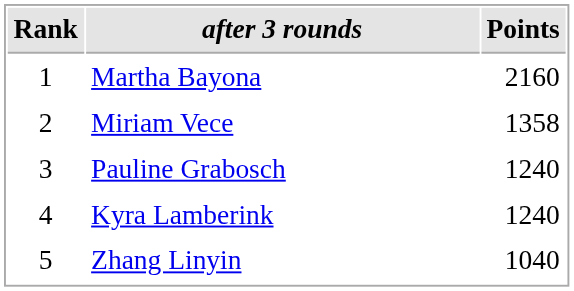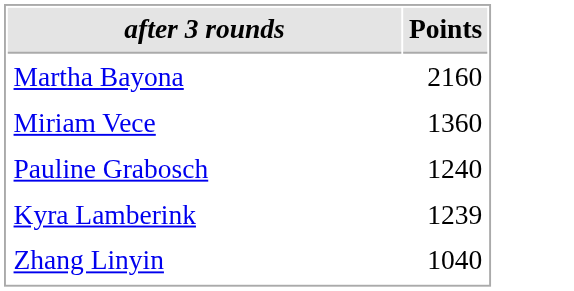- column: (46, 29)
(532, 122) 1358 -> (455, 122) 1360
(532, 214) 1240 -> (455, 214) 1239
